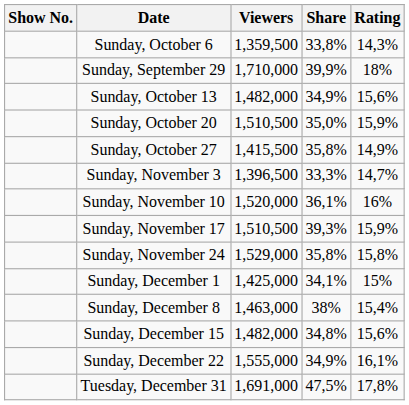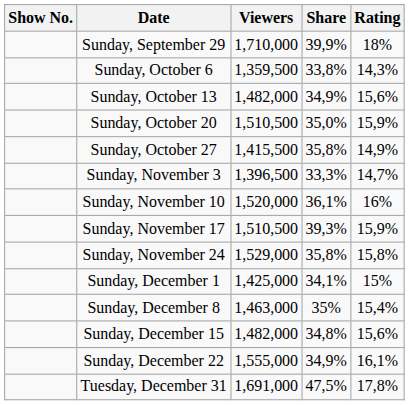rows swapped: (154, 70) <-> (154, 44)
(326, 308) 38% -> (326, 308) 35%
